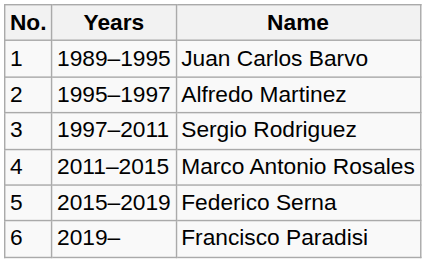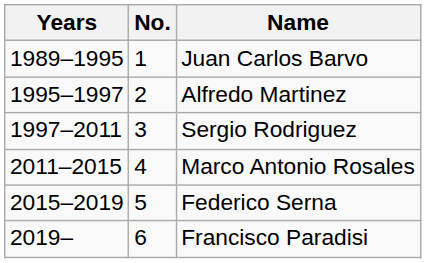columns swapped: (28, 22) <-> (114, 22)
